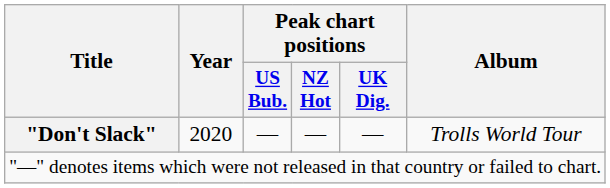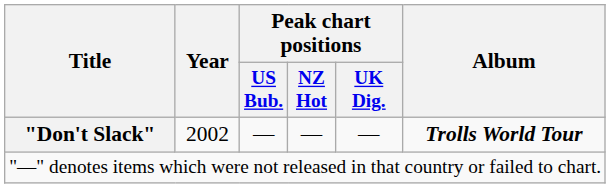(211, 134) 2020 -> (207, 134) 2002
(506, 134) normal -> (504, 134) bold
